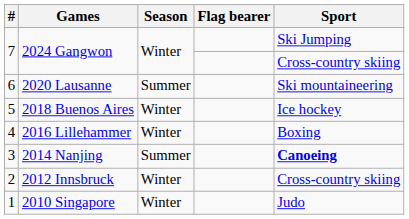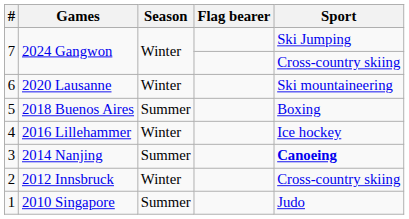(166, 86) Summer -> (161, 86) Winter
(161, 109) Winter -> (166, 109) Summer
(309, 109) Ice hockey -> (299, 109) Boxing
(299, 132) Boxing -> (309, 132) Ice hockey
(161, 202) Winter -> (166, 202) Summer
